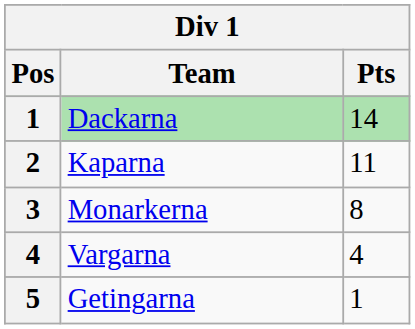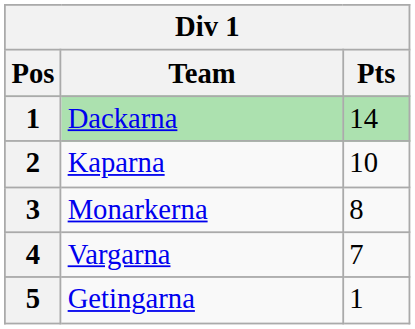(363, 163) 11 -> (364, 163) 10
(357, 254) 4 -> (357, 254) 7
